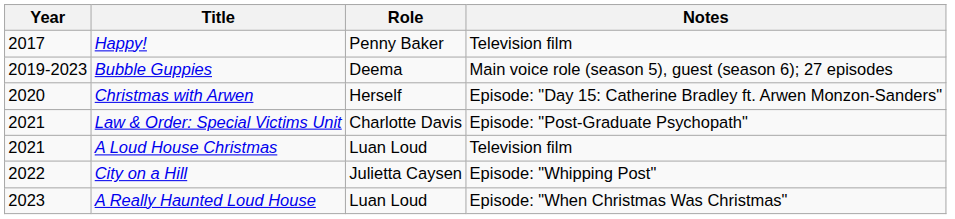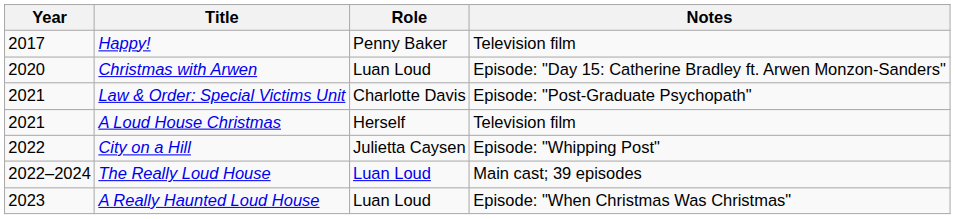- row: (153, 69)
(375, 95) Herself -> (392, 69) Luan Loud
(388, 148) Luan Loud -> (379, 122) Herself
+ row: (185, 174)
